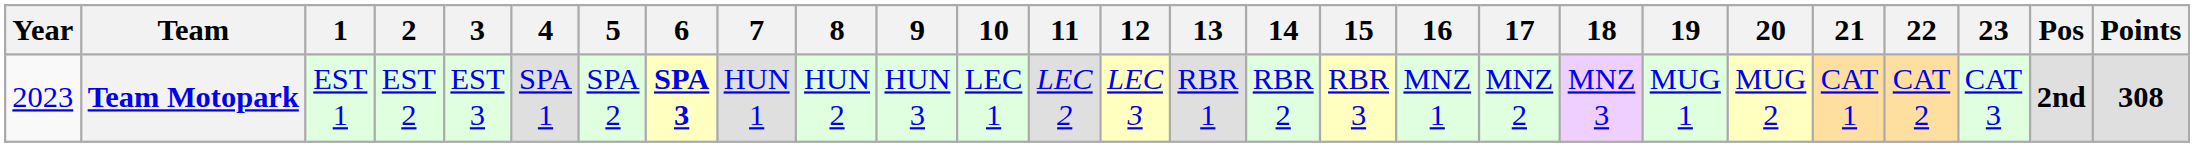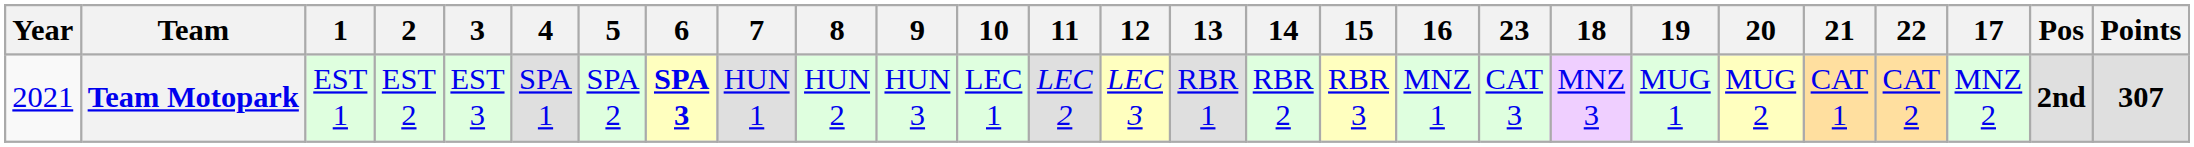columns swapped: (1519, 29) <-> (1993, 29)
(43, 97) 2023 -> (43, 97) 2021
(2141, 97) 308 -> (2141, 97) 307
